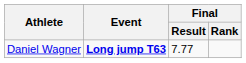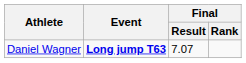(182, 49) 7.77 -> (182, 49) 7.07
